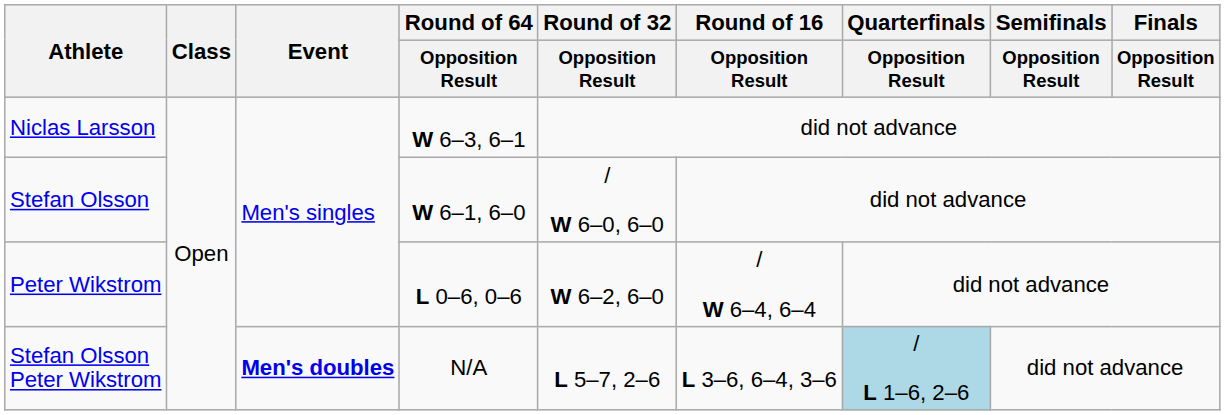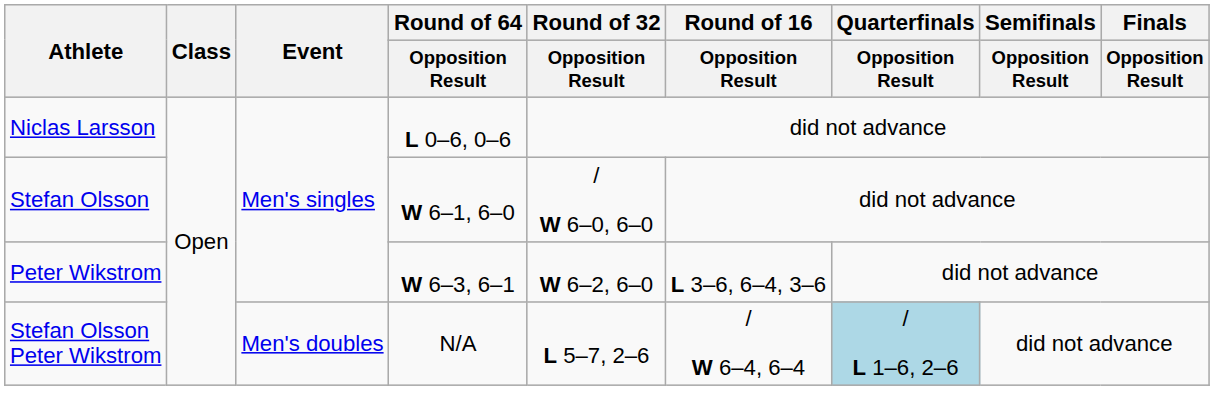(469, 140) W 6–3, 6–1 -> (458, 140) L 0–6, 0–6
(469, 297) L 0–6, 0–6 -> (458, 284) W 6–3, 6–1
(759, 284) / W 6–4, 6–4 -> (749, 284) L 3–6, 6–4, 3–6
(318, 369) bold -> (312, 344) normal
(759, 381) L 3–6, 6–4, 3–6 -> (749, 344) / W 6–4, 6–4
